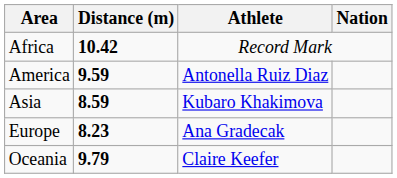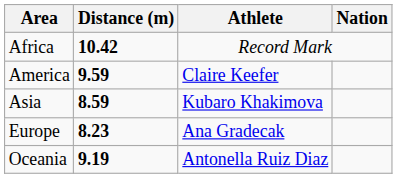(255, 74) Antonella Ruiz Diaz -> (230, 74) Claire Keefer
(94, 159) 9.79 -> (94, 159) 9.19
(230, 159) Claire Keefer -> (255, 159) Antonella Ruiz Diaz
